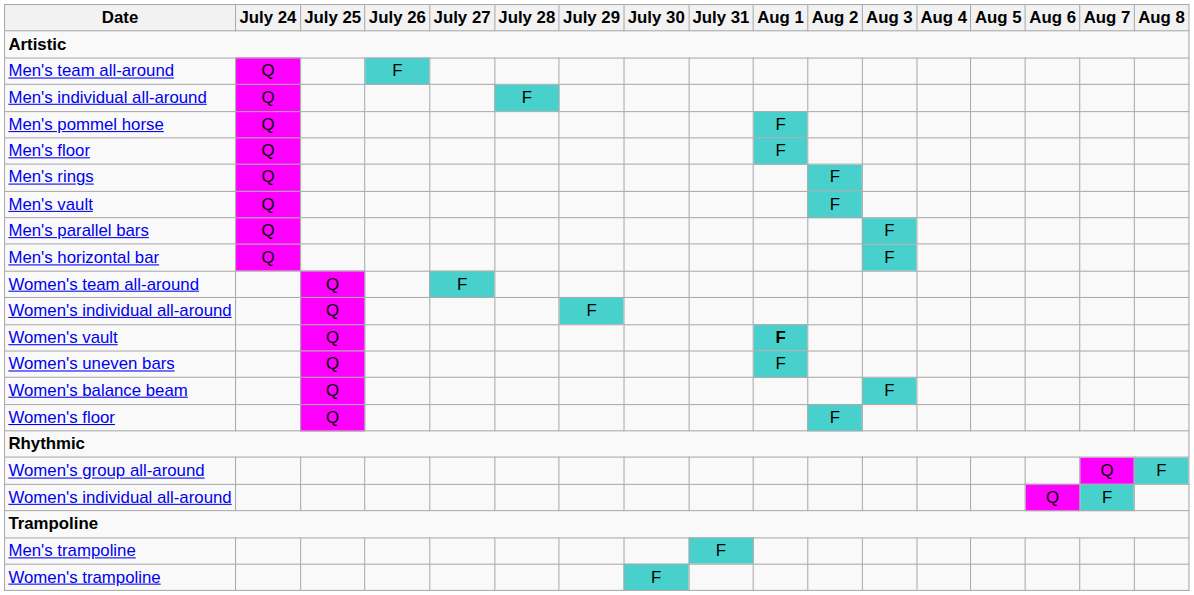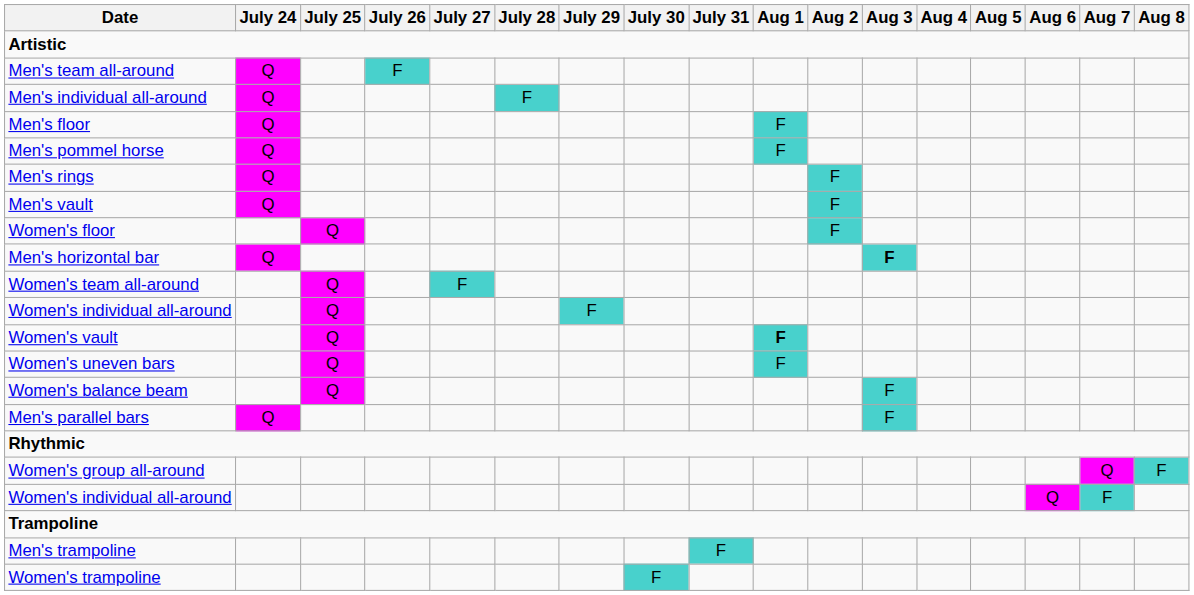rows swapped: (49, 151) <-> (86, 124)
rows swapped: (79, 230) <-> (62, 417)
(889, 257) normal -> (889, 257) bold
